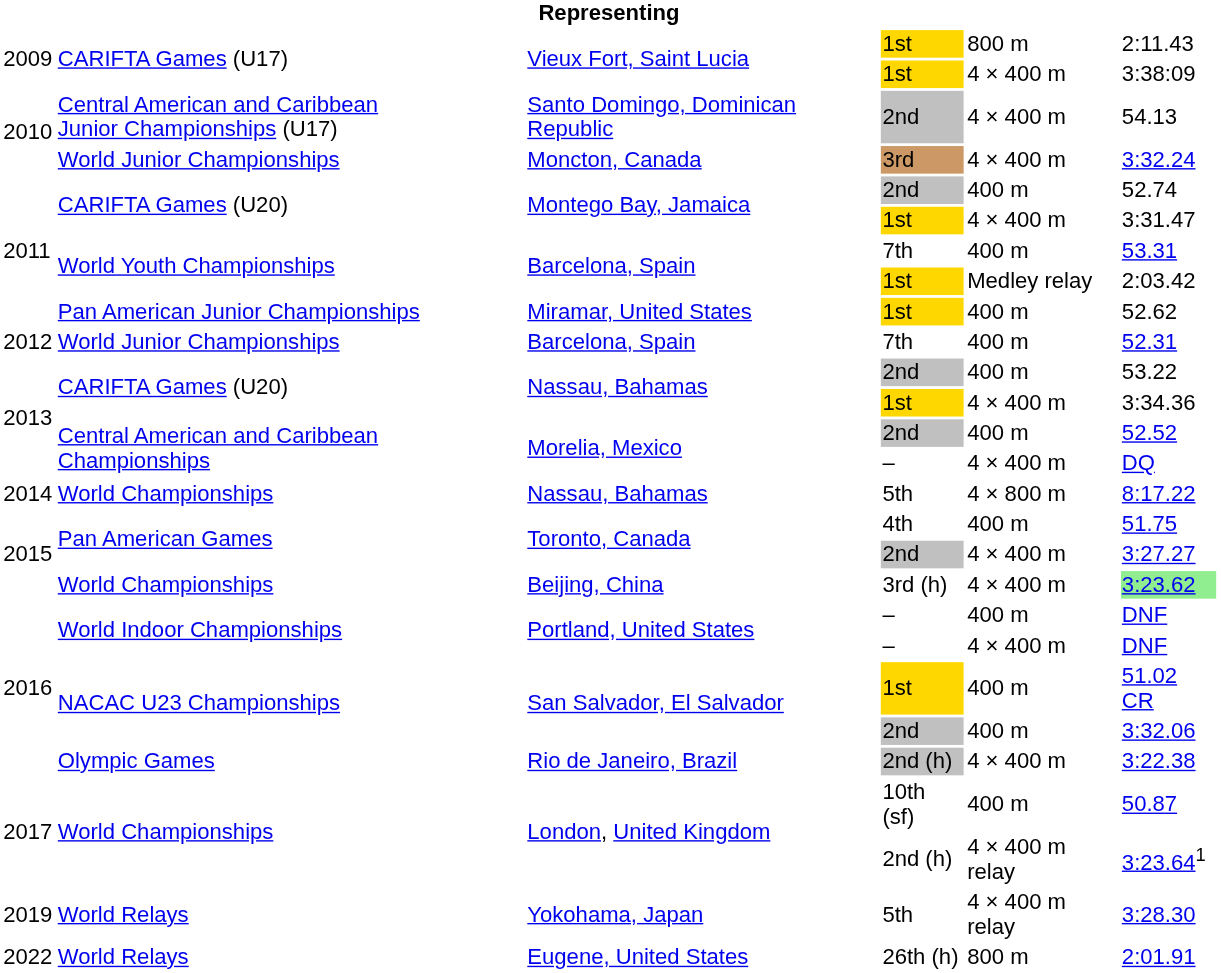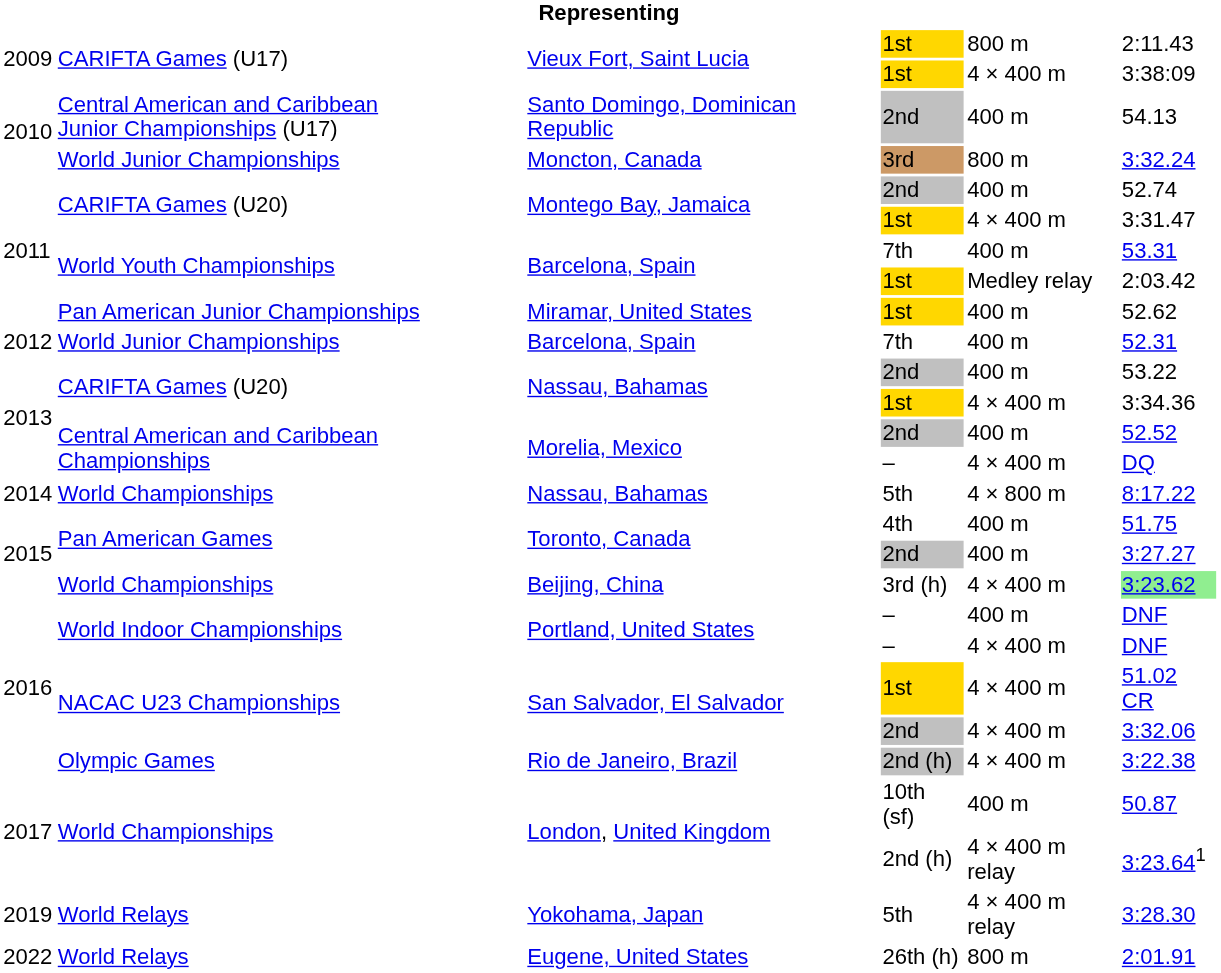(1017, 116) 4 × 400 m -> (998, 116) 400 m
(1017, 159) 4 × 400 m -> (998, 159) 800 m
(1017, 554) 4 × 400 m -> (998, 554) 400 m
(998, 688) 400 m -> (1017, 688) 4 × 400 m
(998, 730) 400 m -> (1017, 730) 4 × 400 m
